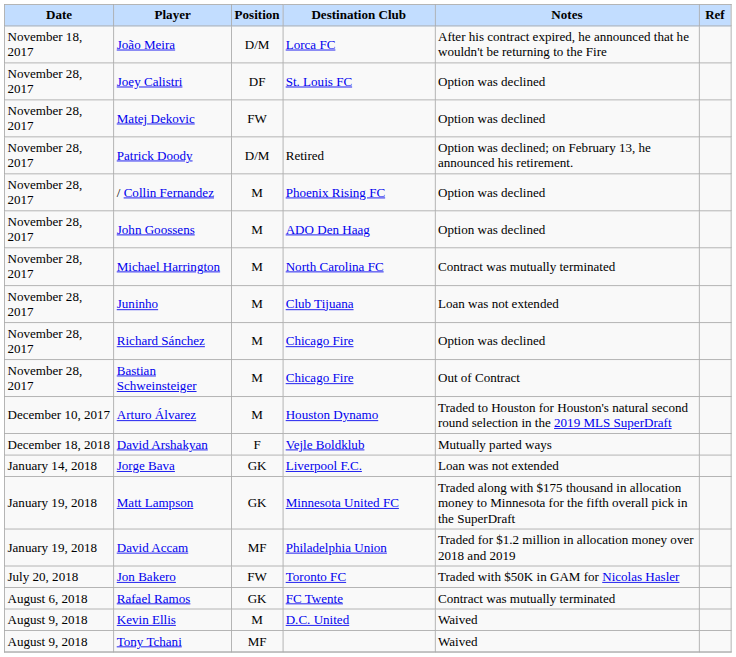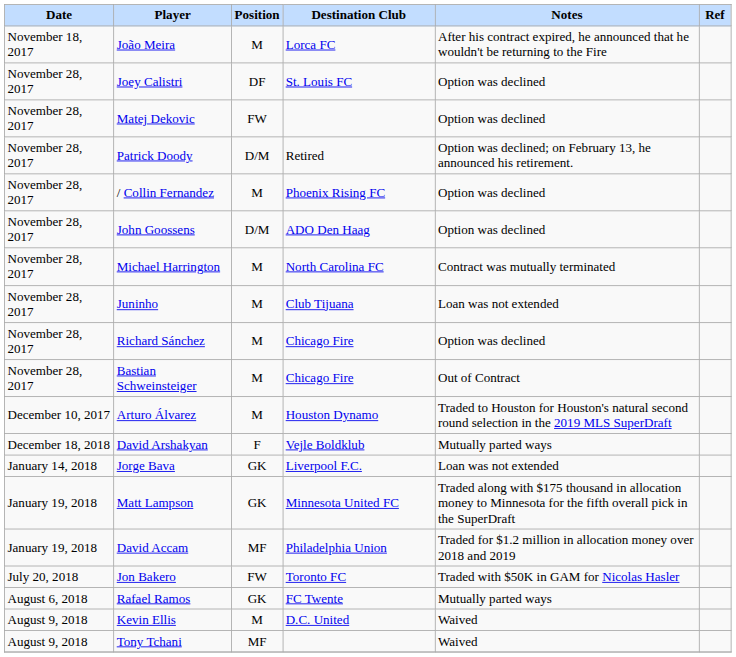(257, 44) D/M -> (257, 44) M
(257, 229) M -> (257, 229) D/M
(527, 598) Contract was mutually terminated -> (495, 598) Mutually parted ways
